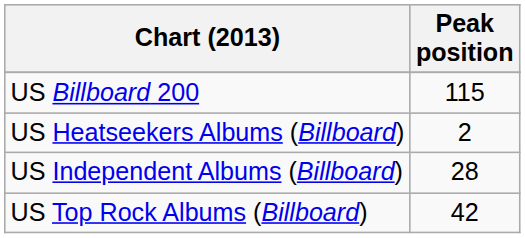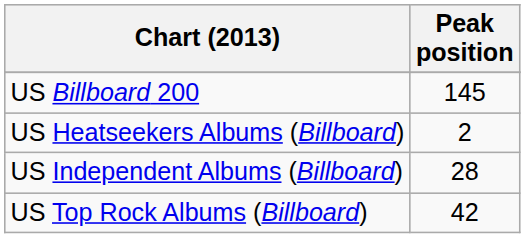(465, 92) 115 -> (465, 92) 145
